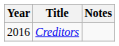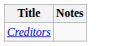- column: (19, 13)
